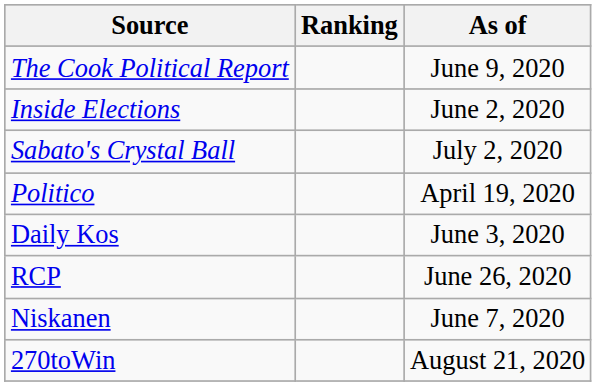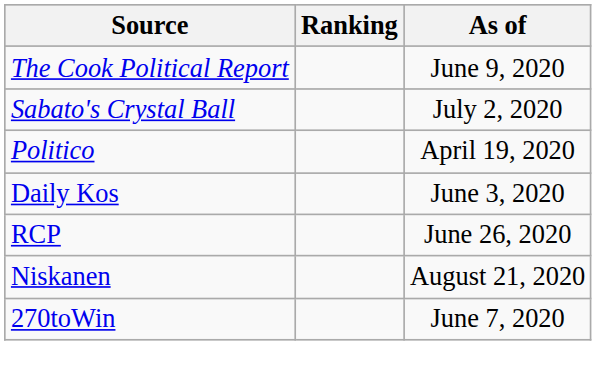- row: (96, 109)
(498, 318) June 7, 2020 -> (498, 276) August 21, 2020
(498, 360) August 21, 2020 -> (498, 318) June 7, 2020
